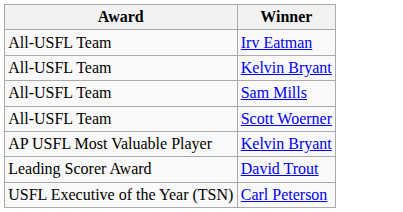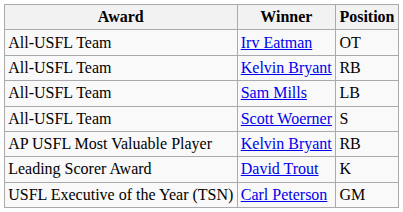+ column: (367, 17)
